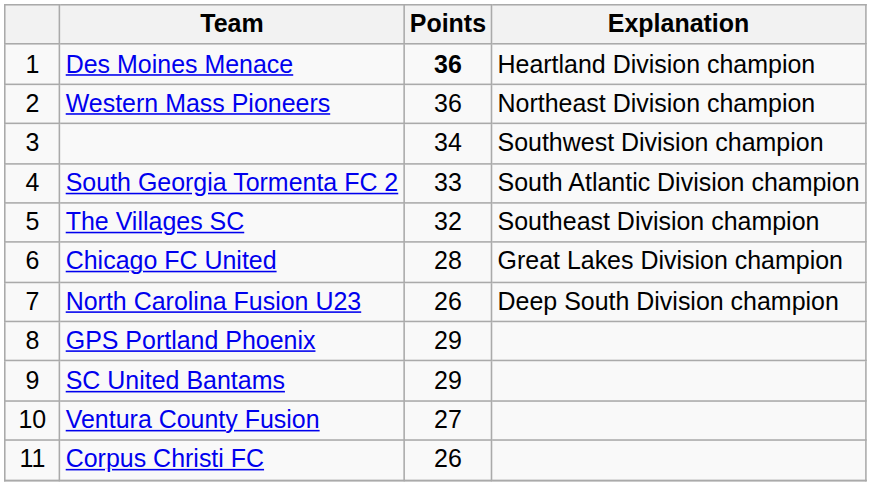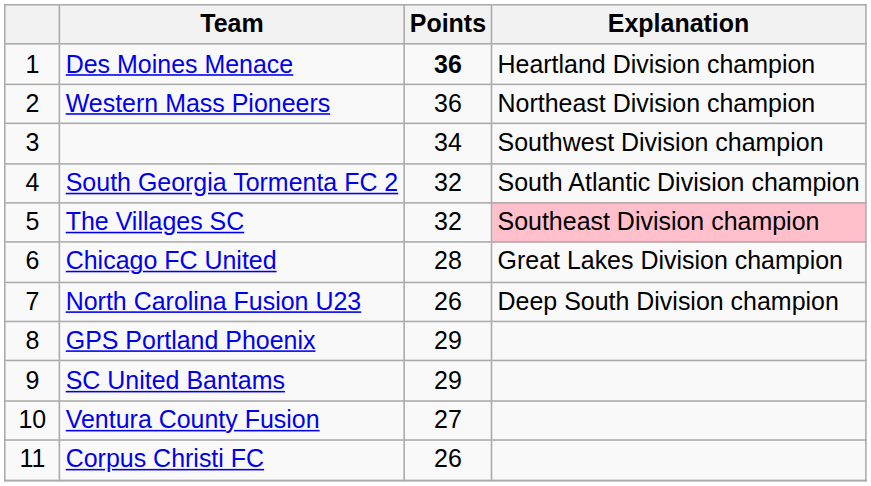(448, 182) 33 -> (448, 182) 32
(658, 222) no background -> (658, 222) pink background
